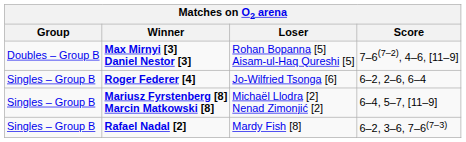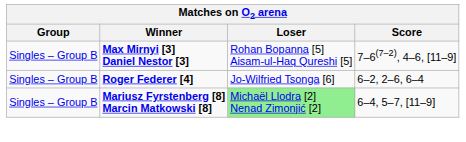(53, 55) Doubles – Group B -> (53, 55) Singles – Group B
(278, 102) no background -> (276, 102) lightgreen background
- row: (145, 127)
